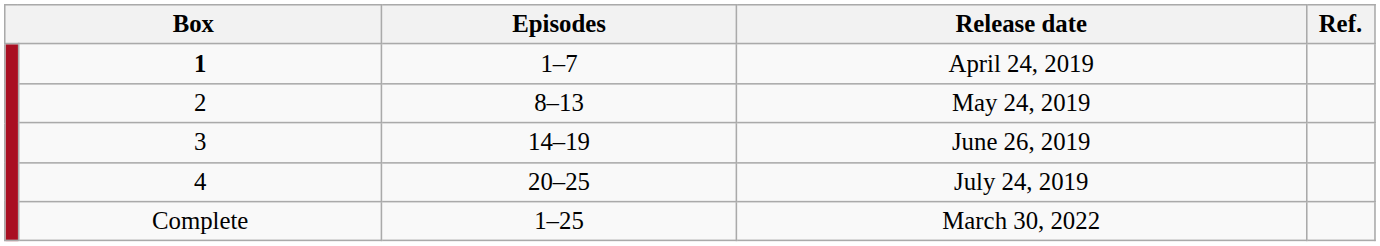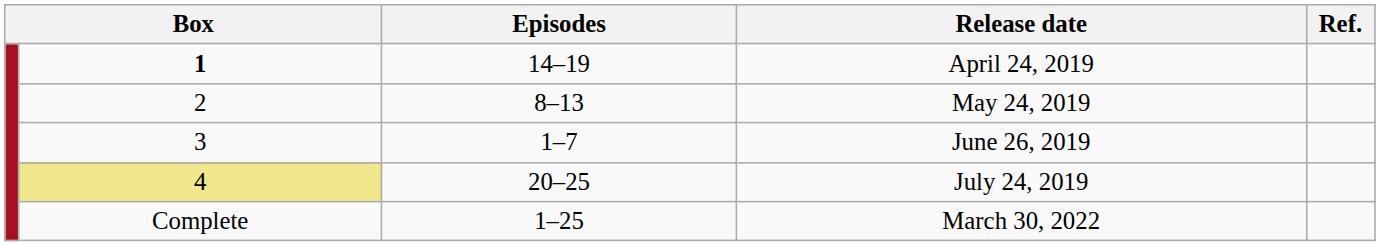(559, 63) 1–7 -> (559, 63) 14–19
(559, 142) 14–19 -> (559, 142) 1–7
(200, 181) no background -> (200, 181) khaki background
